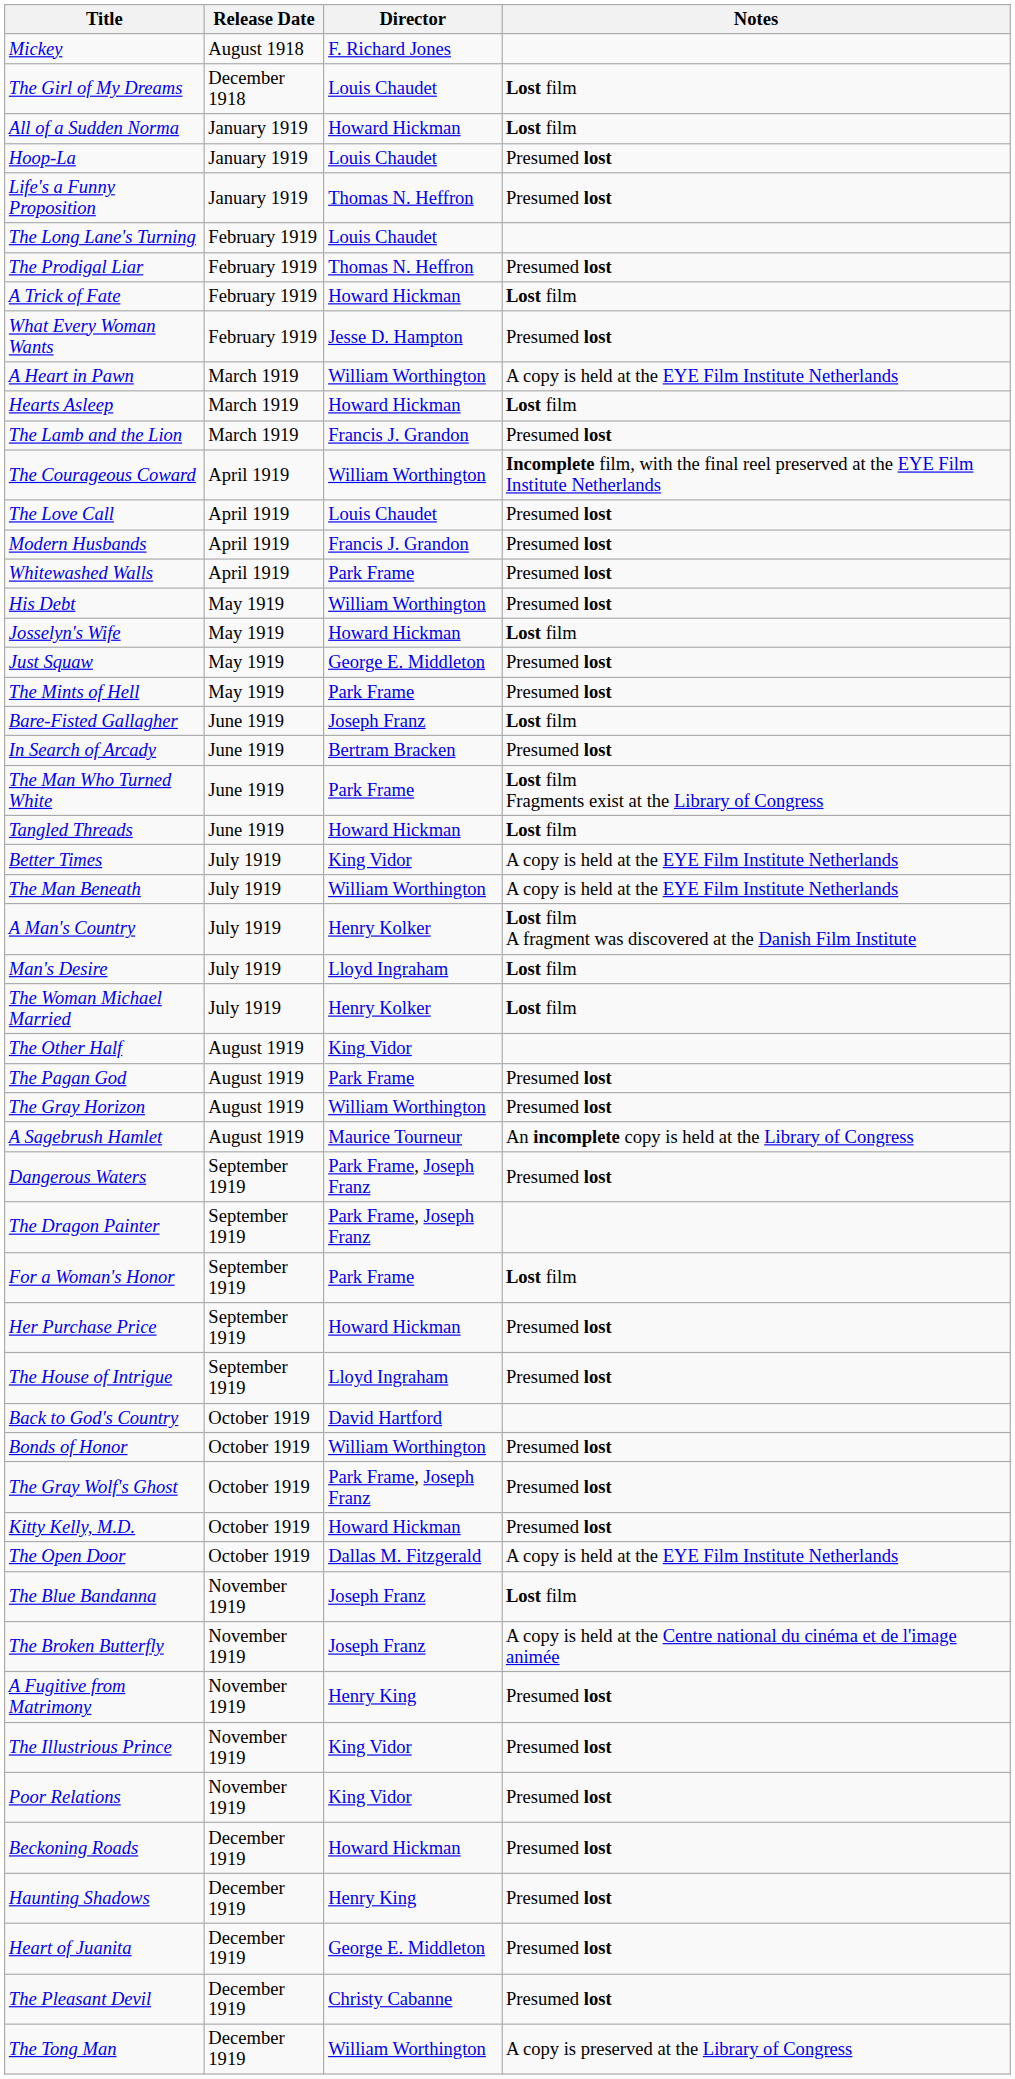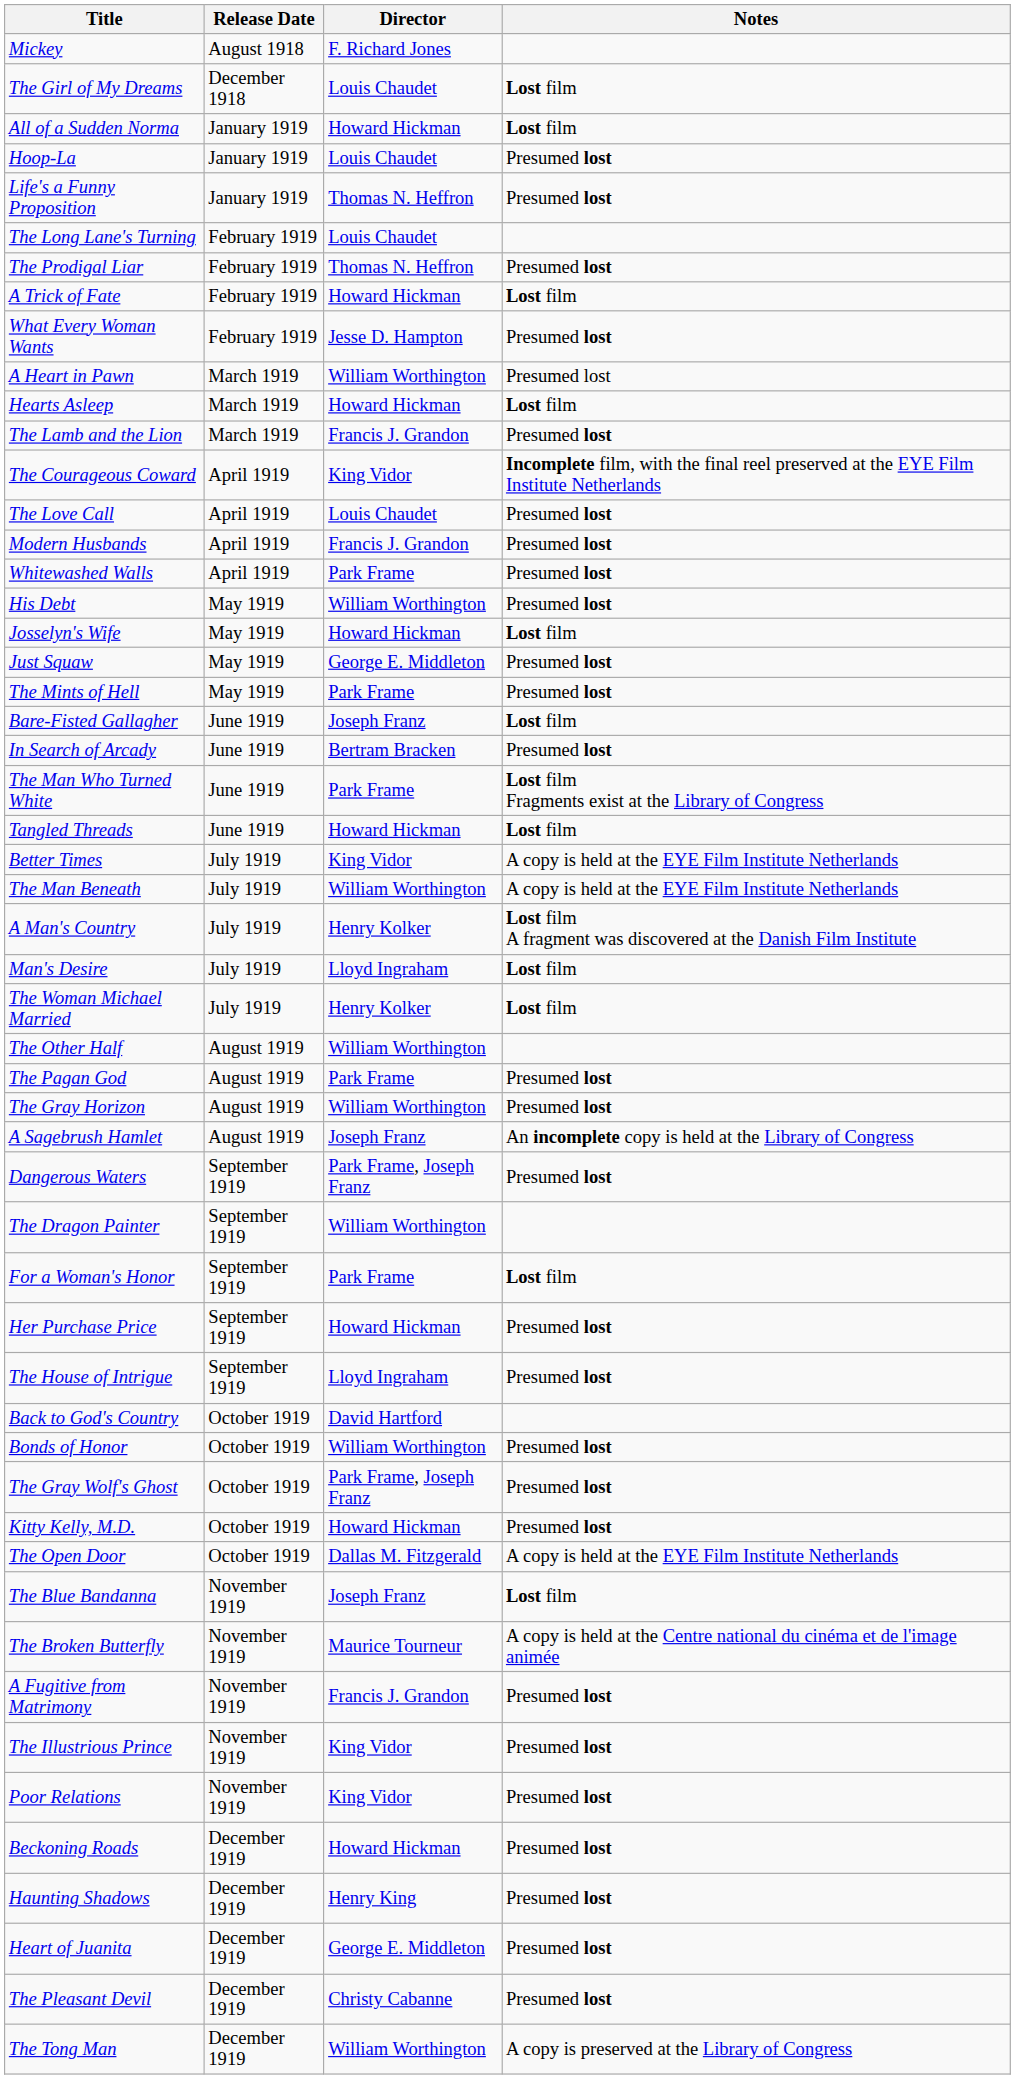(702, 376) A copy is held at the EYE Film Institute Netherlands -> (558, 376) Presumed lost
(407, 474) William Worthington -> (370, 474) King Vidor
(370, 1048) King Vidor -> (407, 1048) William Worthington
(395, 1136) Maurice Tourneur -> (377, 1136) Joseph Franz
(401, 1226) Park Frame, Joseph Franz -> (407, 1226) William Worthington
(377, 1646) Joseph Franz -> (395, 1646) Maurice Tourneur
(372, 1696) Henry King -> (398, 1696) Francis J. Grandon
